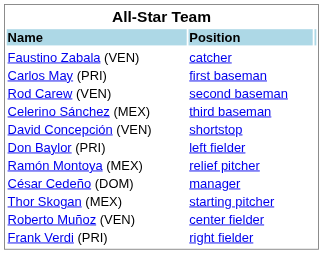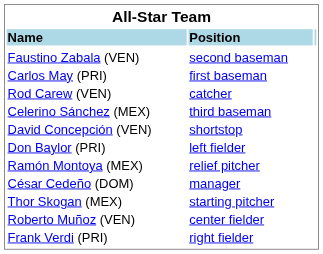(210, 57) catcher -> (239, 57) second baseman
(239, 93) second baseman -> (210, 93) catcher
